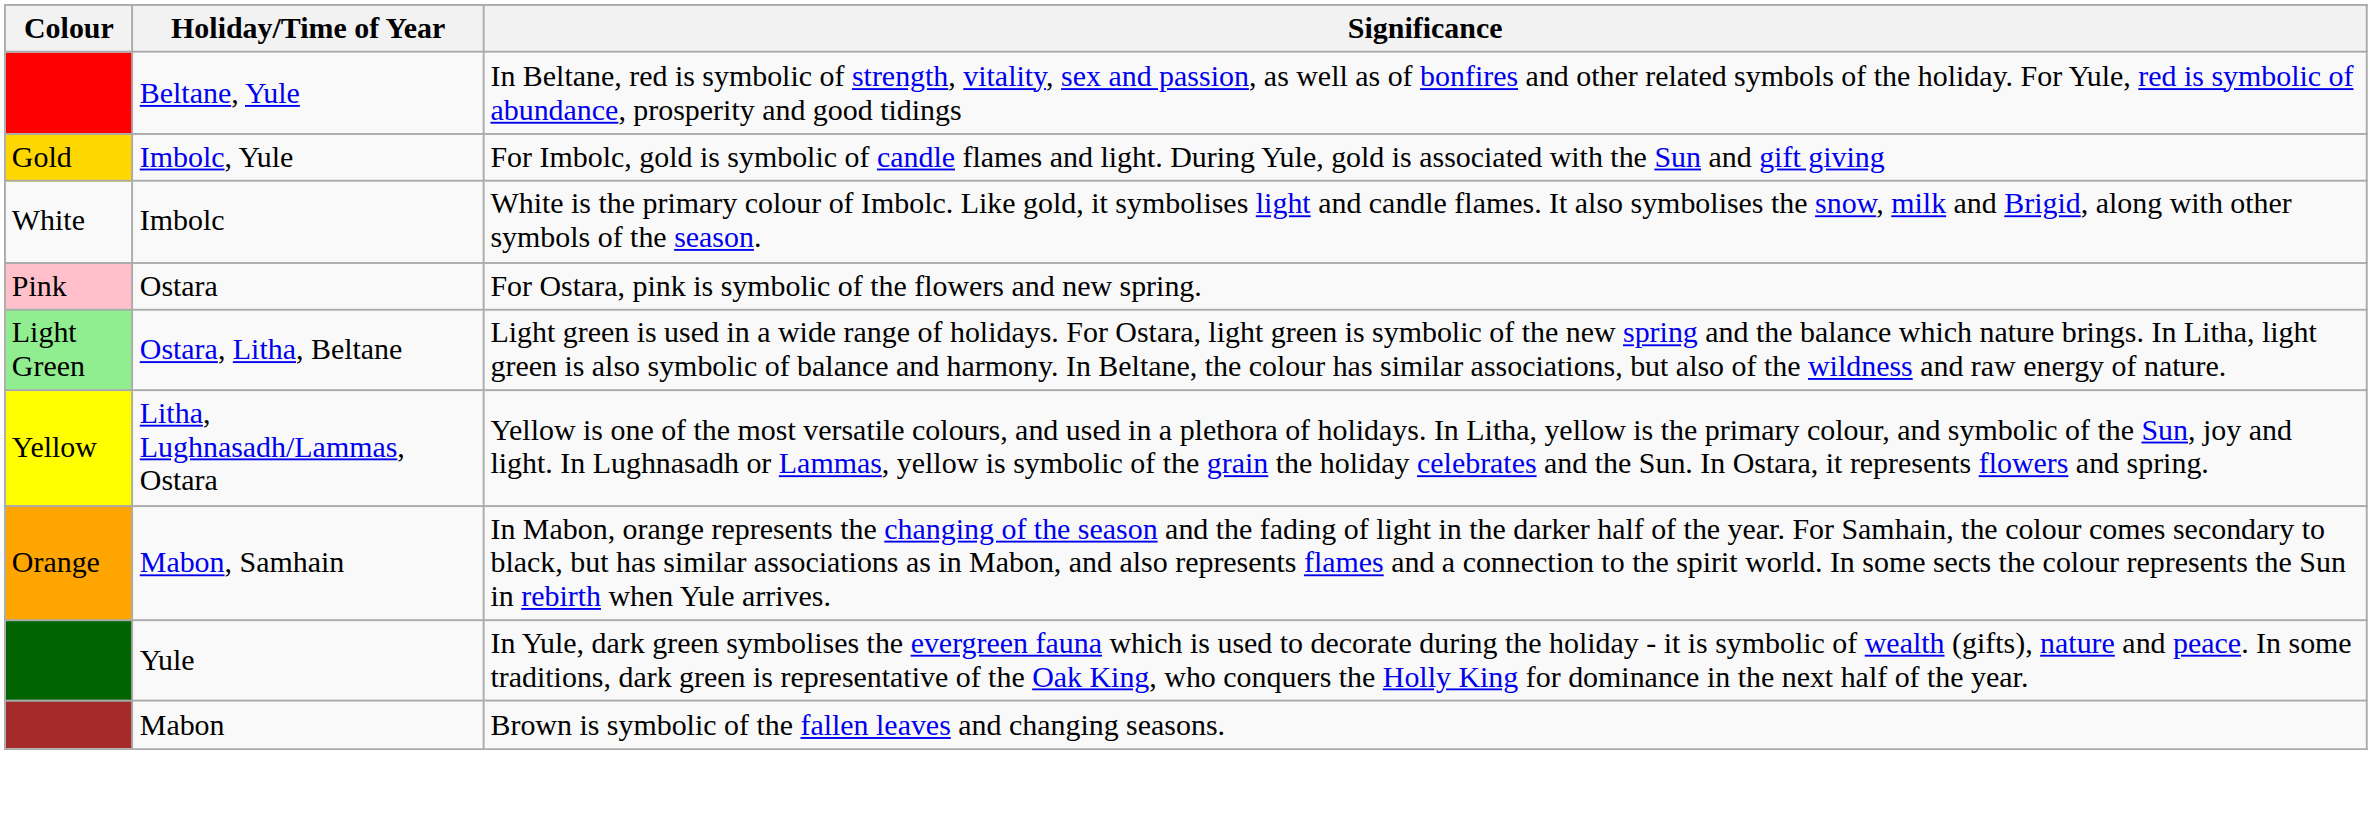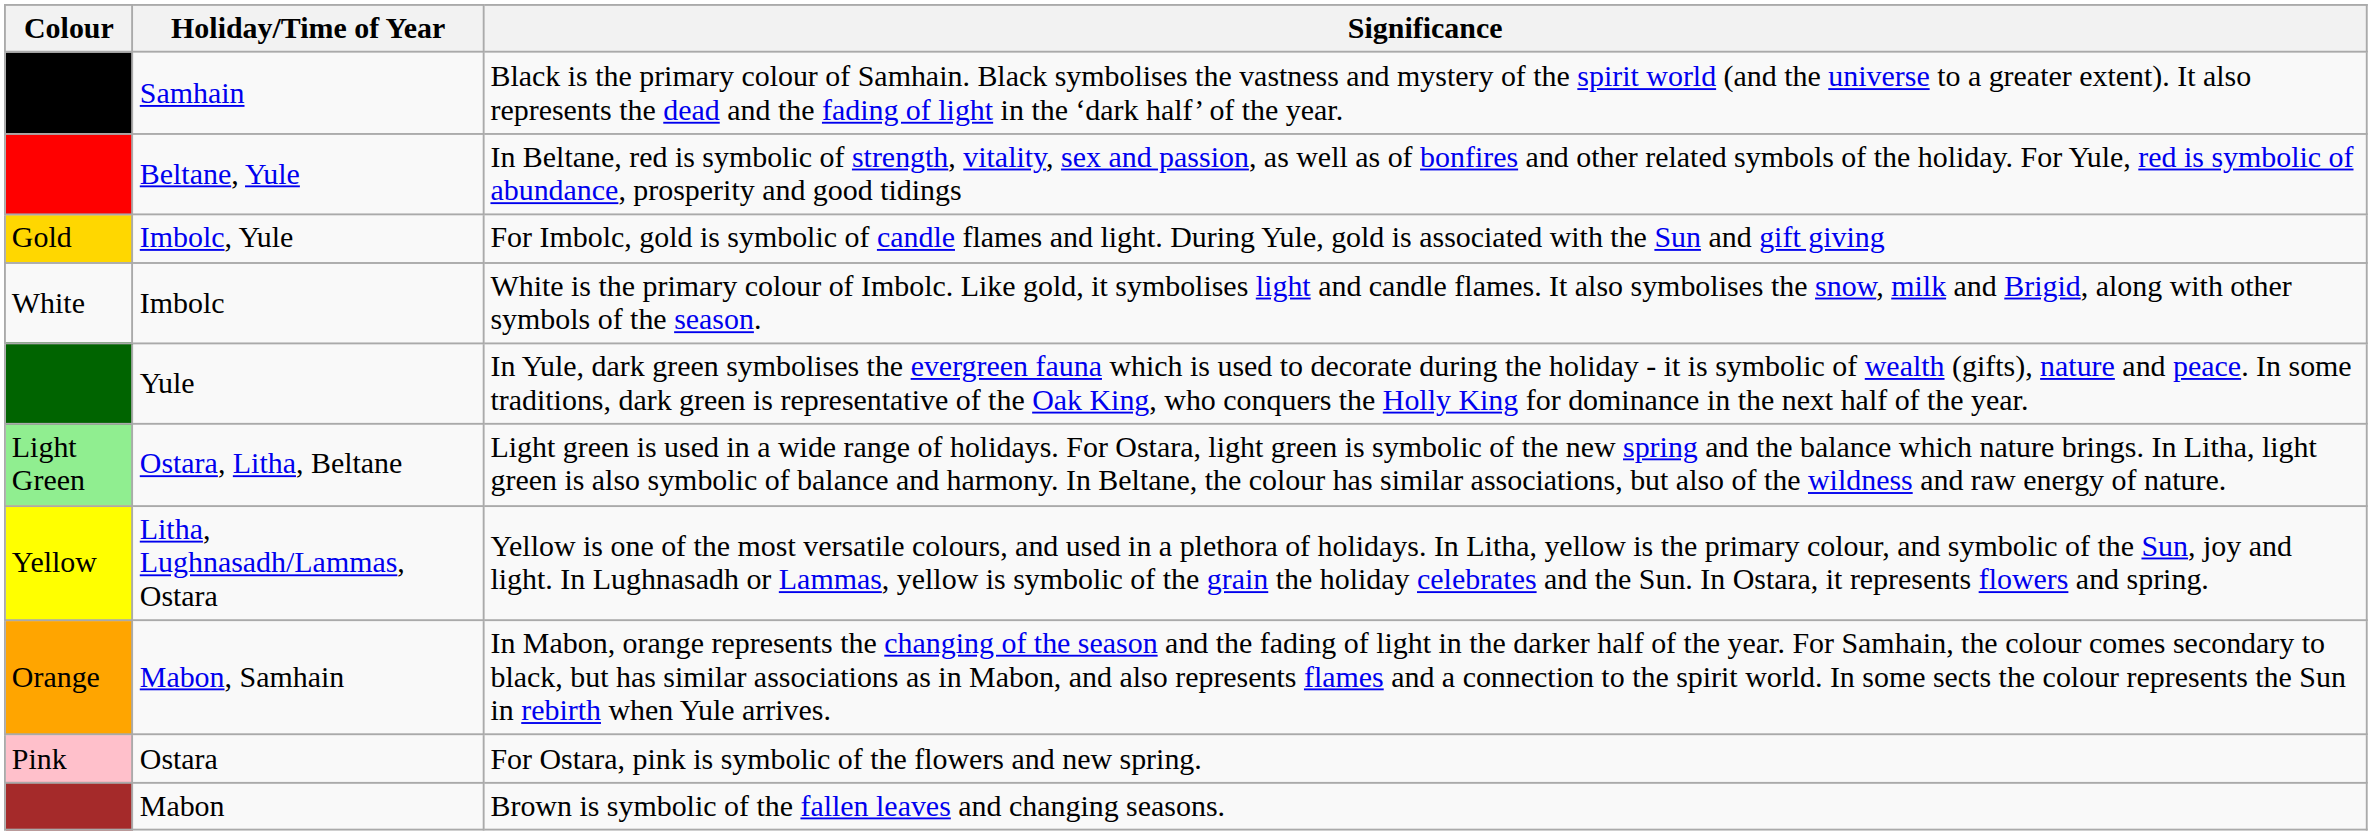+ row: (192, 92)
rows swapped: (167, 660) <-> (179, 285)
